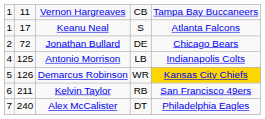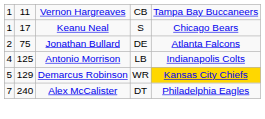(206, 28) Atlanta Falcons -> (206, 28) Chicago Bears
(25, 43) 72 -> (25, 43) 75
(206, 43) Chicago Bears -> (206, 43) Atlanta Falcons
(25, 75) 126 -> (25, 75) 129
- row: (83, 91)
